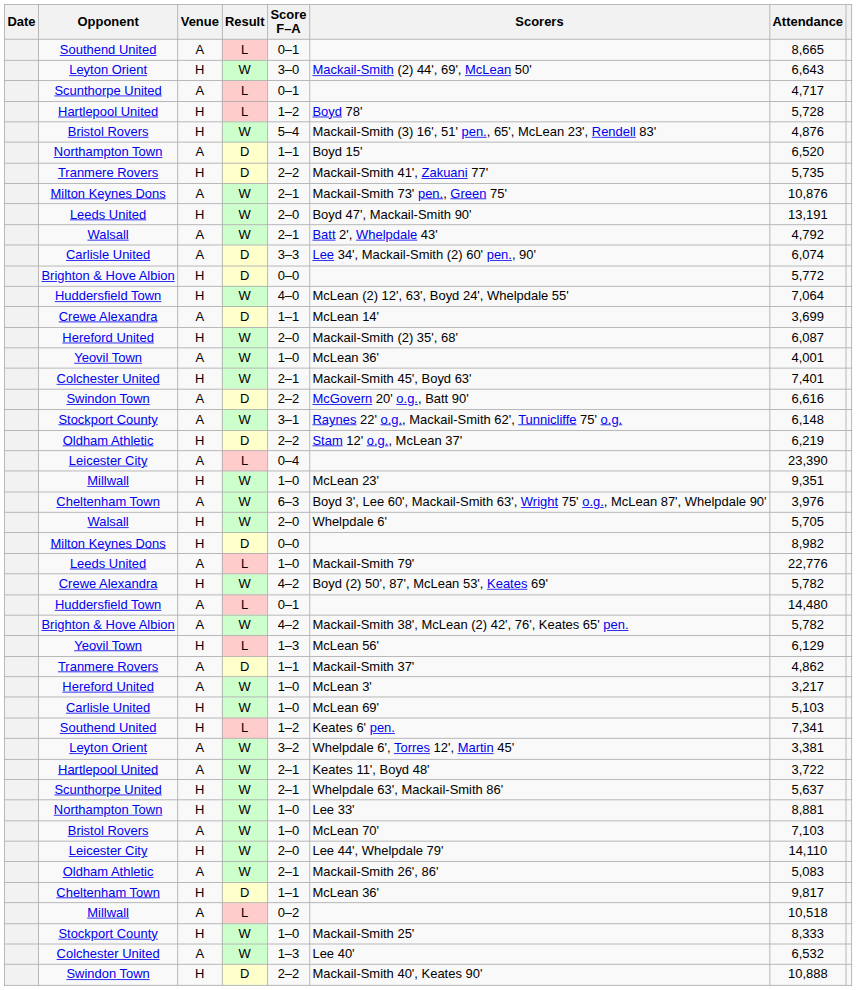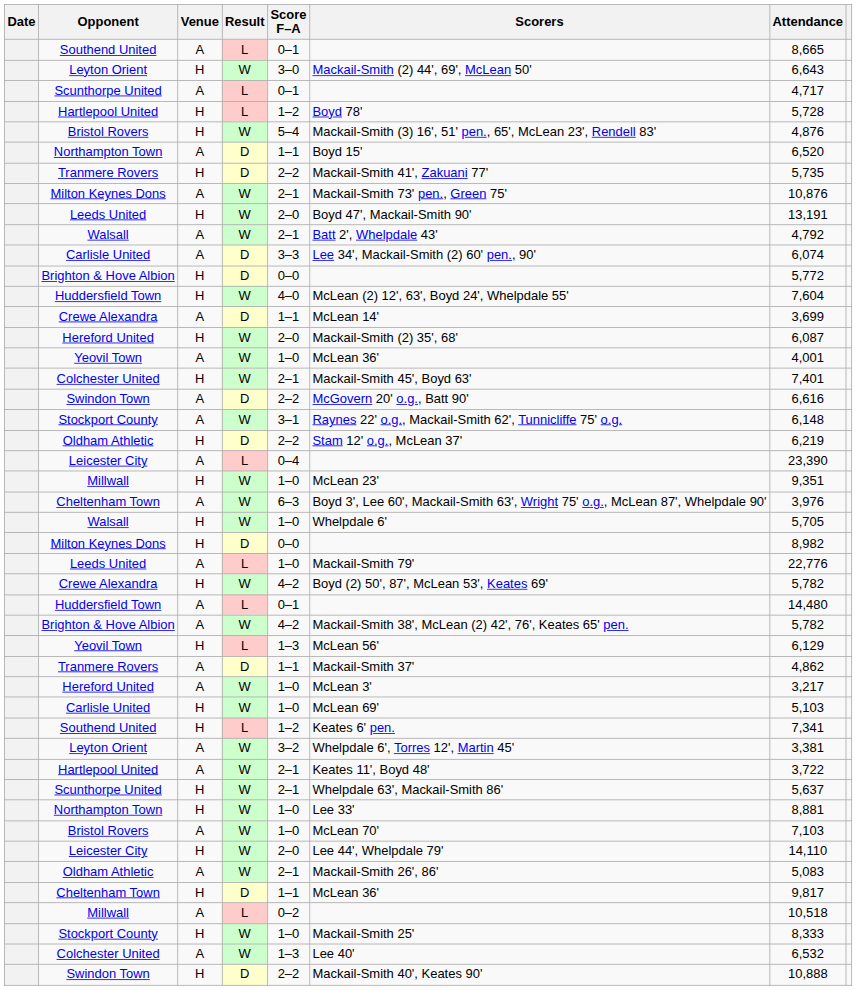(808, 296) 7,064 -> (808, 296) 7,604
(288, 522) 2–0 -> (288, 522) 1–0
